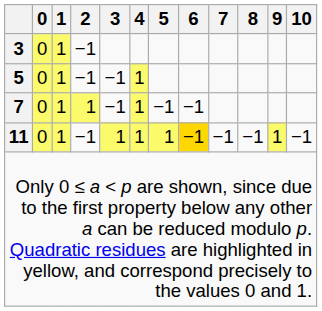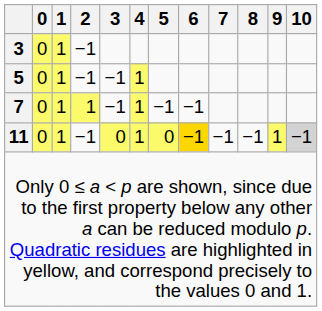(121, 136) 1 -> (121, 136) 0
(169, 136) 1 -> (169, 136) 0
(302, 136) no background -> (302, 136) lightgrey background
